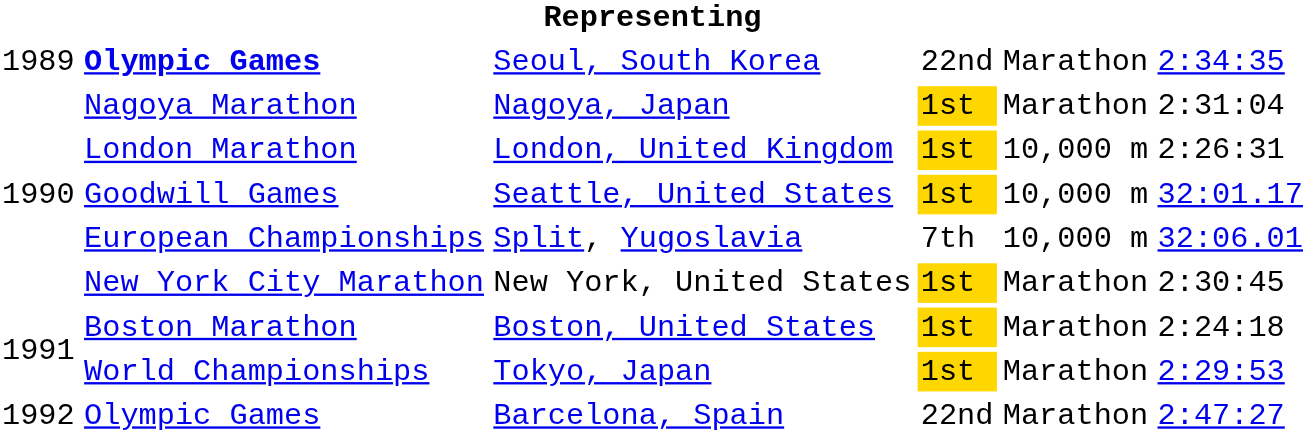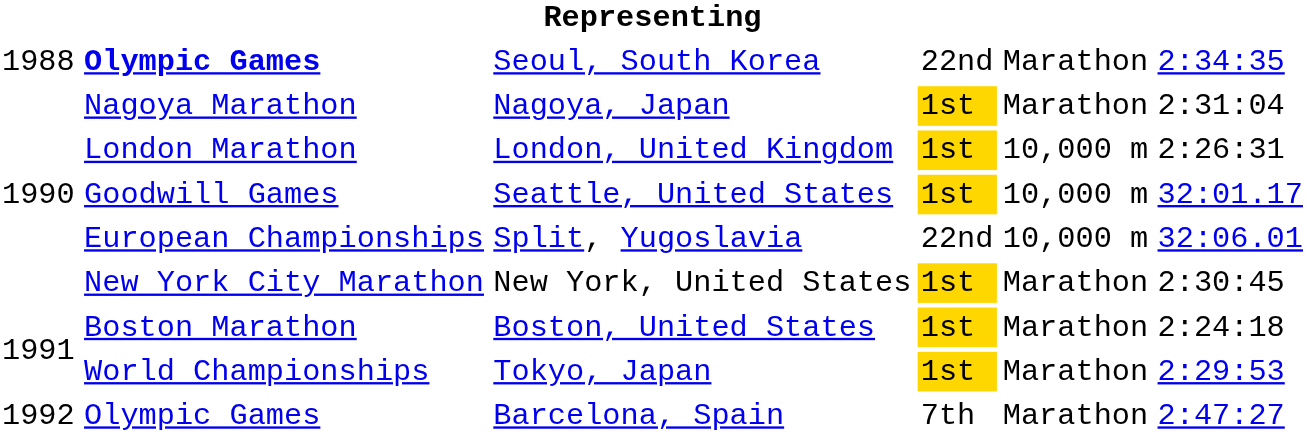(38, 62) 1989 -> (38, 62) 1988
(948, 239) 7th -> (957, 239) 22nd
(957, 416) 22nd -> (948, 416) 7th
